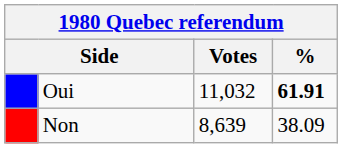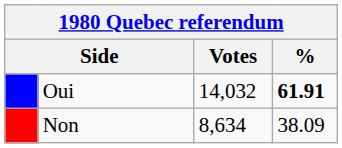(227, 91) 11,032 -> (228, 91) 14,032
(222, 125) 8,639 -> (222, 125) 8,634
